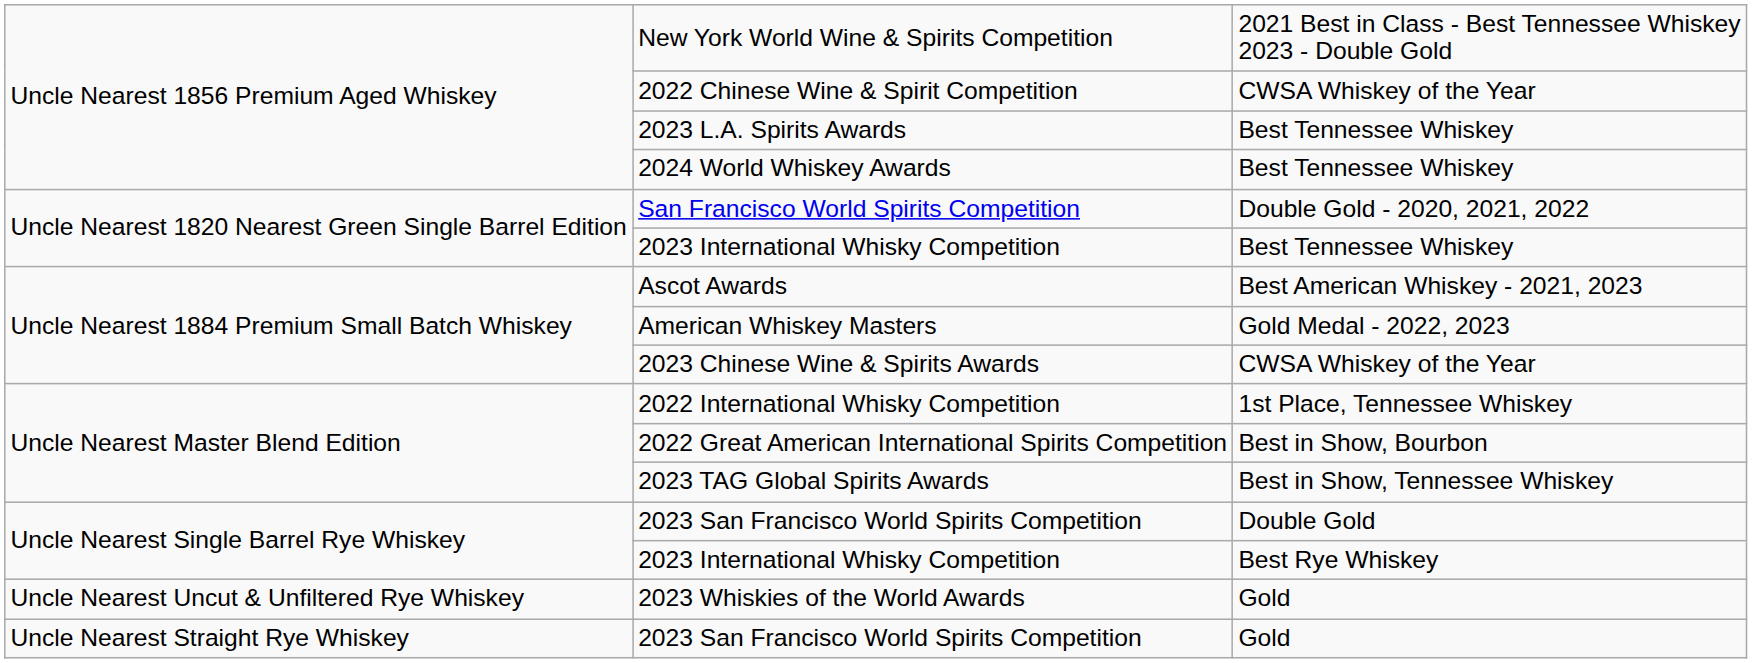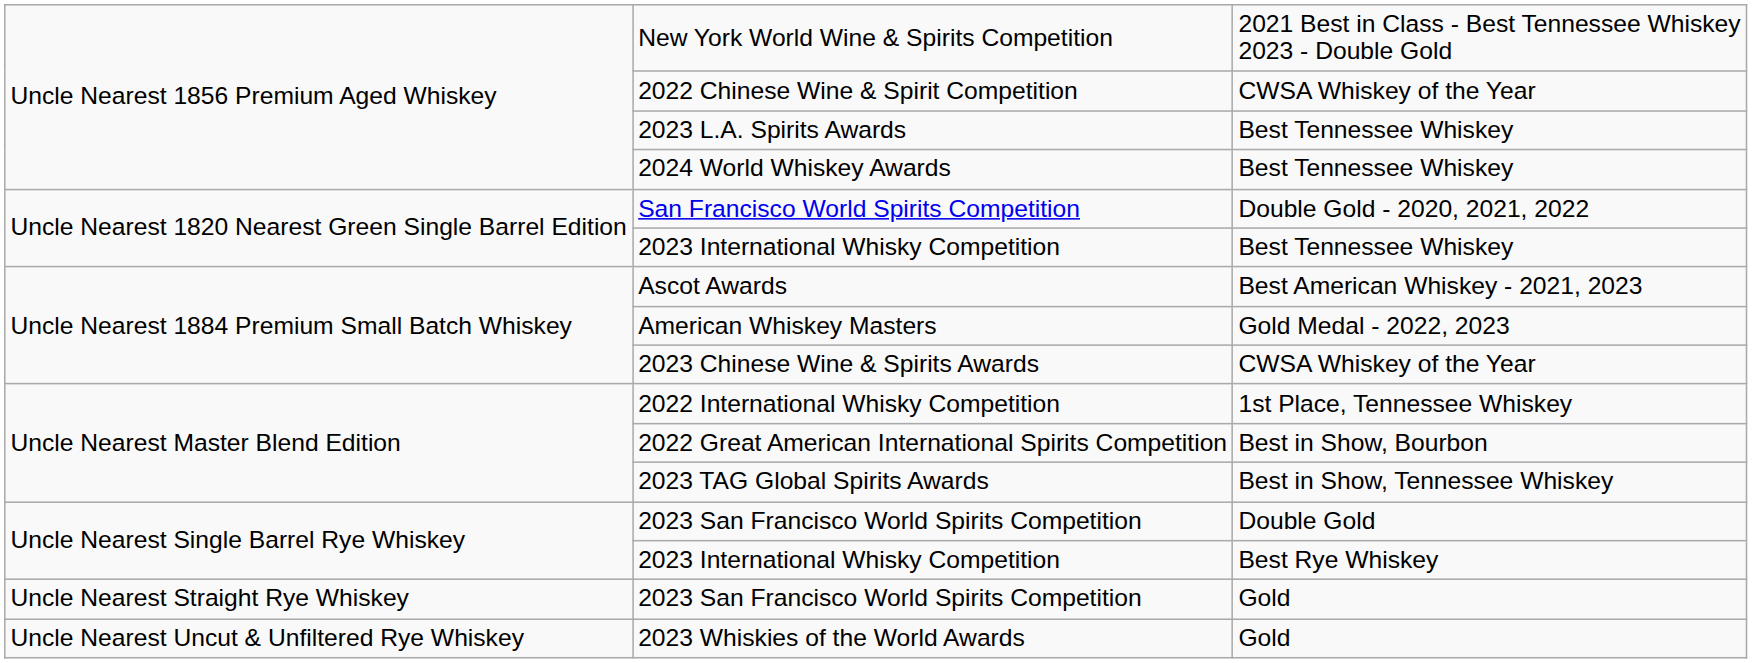rows swapped: (831, 598) <-> (890, 637)
